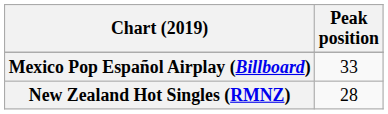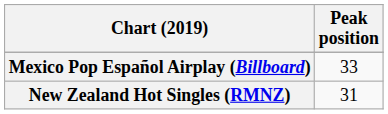(349, 94) 28 -> (349, 94) 31
